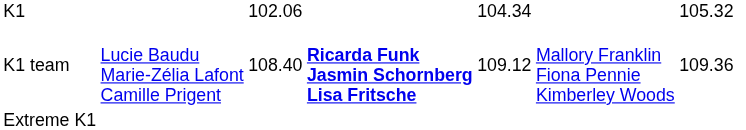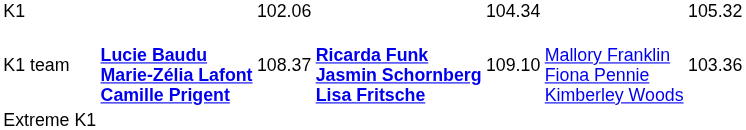(172, 75) normal -> (177, 75) bold
(275, 65) 108.40 -> (284, 65) 108.37
(504, 65) 109.12 -> (513, 65) 109.10
(706, 65) 109.36 -> (715, 65) 103.36
